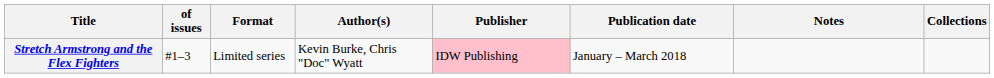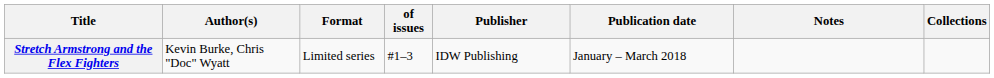columns swapped: (186, 21) <-> (364, 21)
(477, 55) pink background -> (477, 55) no background
